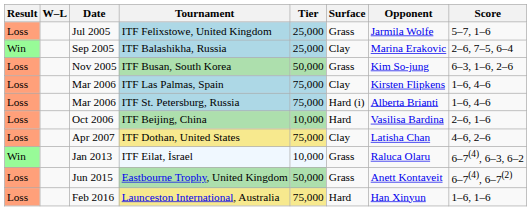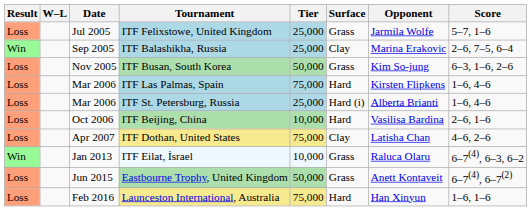(339, 84) Clay -> (340, 84) Hard
(308, 102) 75,000 -> (308, 102) 25,000
